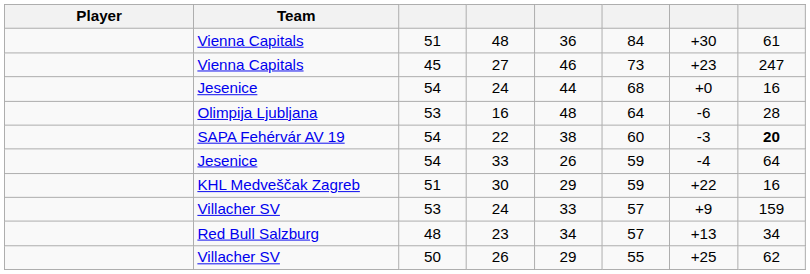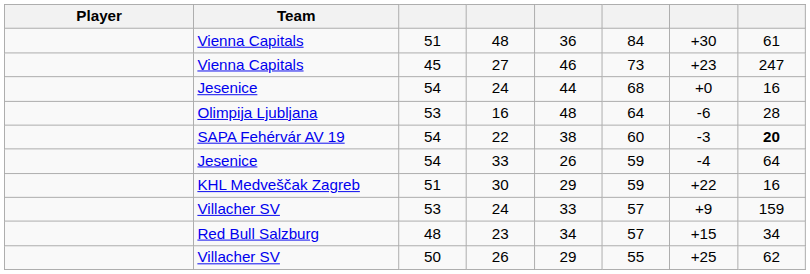(704, 233) +13 -> (704, 233) +15
